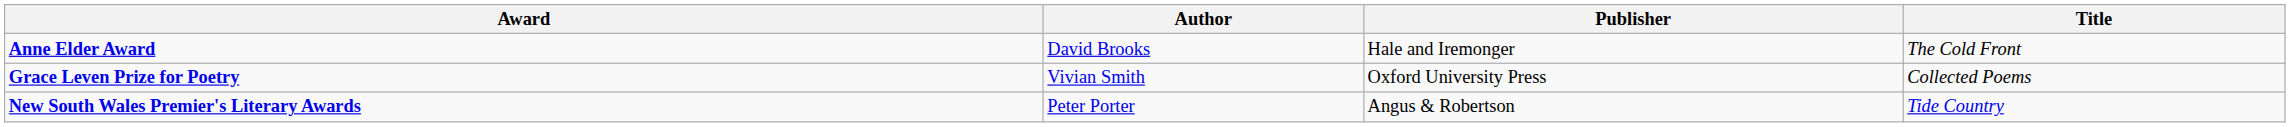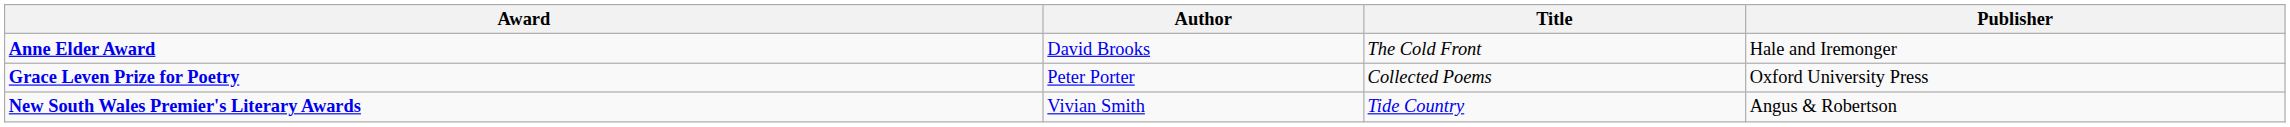columns swapped: (2094, 19) <-> (1633, 19)
(1096, 77) Vivian Smith -> (1091, 77) Peter Porter
(1091, 106) Peter Porter -> (1096, 106) Vivian Smith
